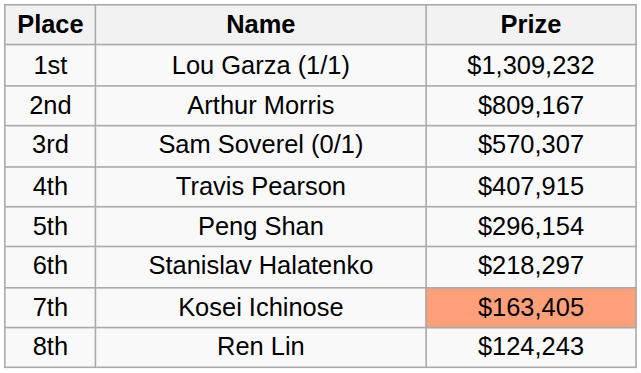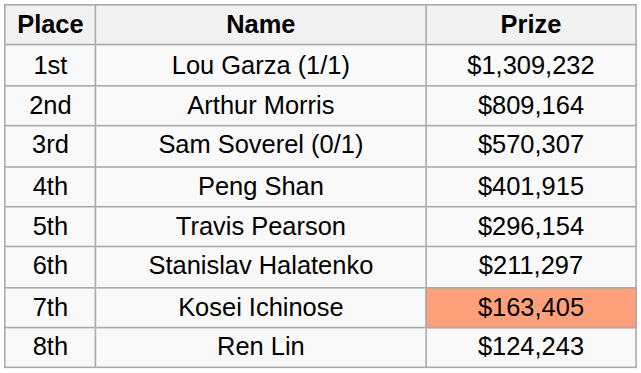(531, 105) $809,167 -> (531, 105) $809,164
(261, 186) Travis Pearson -> (261, 186) Peng Shan
(531, 186) $407,915 -> (531, 186) $401,915
(261, 226) Peng Shan -> (261, 226) Travis Pearson
(531, 266) $218,297 -> (531, 266) $211,297
